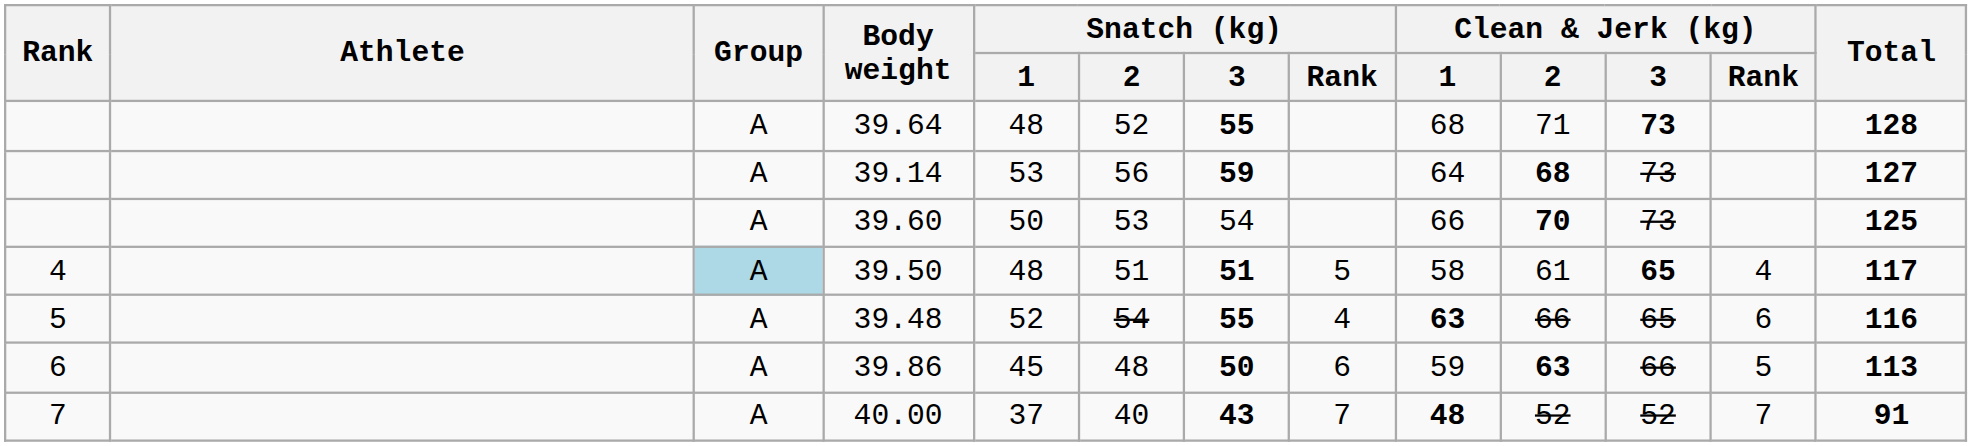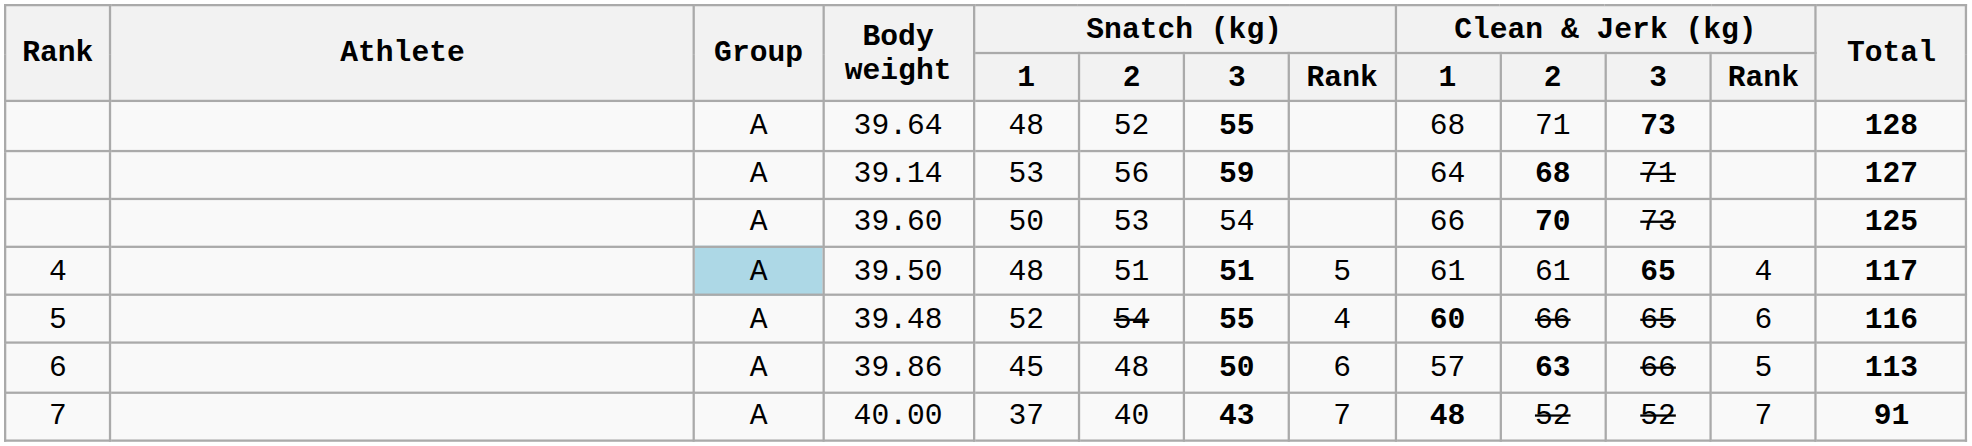(1658, 174) 73 -> (1658, 174) 71
(1447, 271) 58 -> (1447, 271) 61
(1447, 319) 63 -> (1447, 319) 60
(1447, 367) 59 -> (1447, 367) 57
